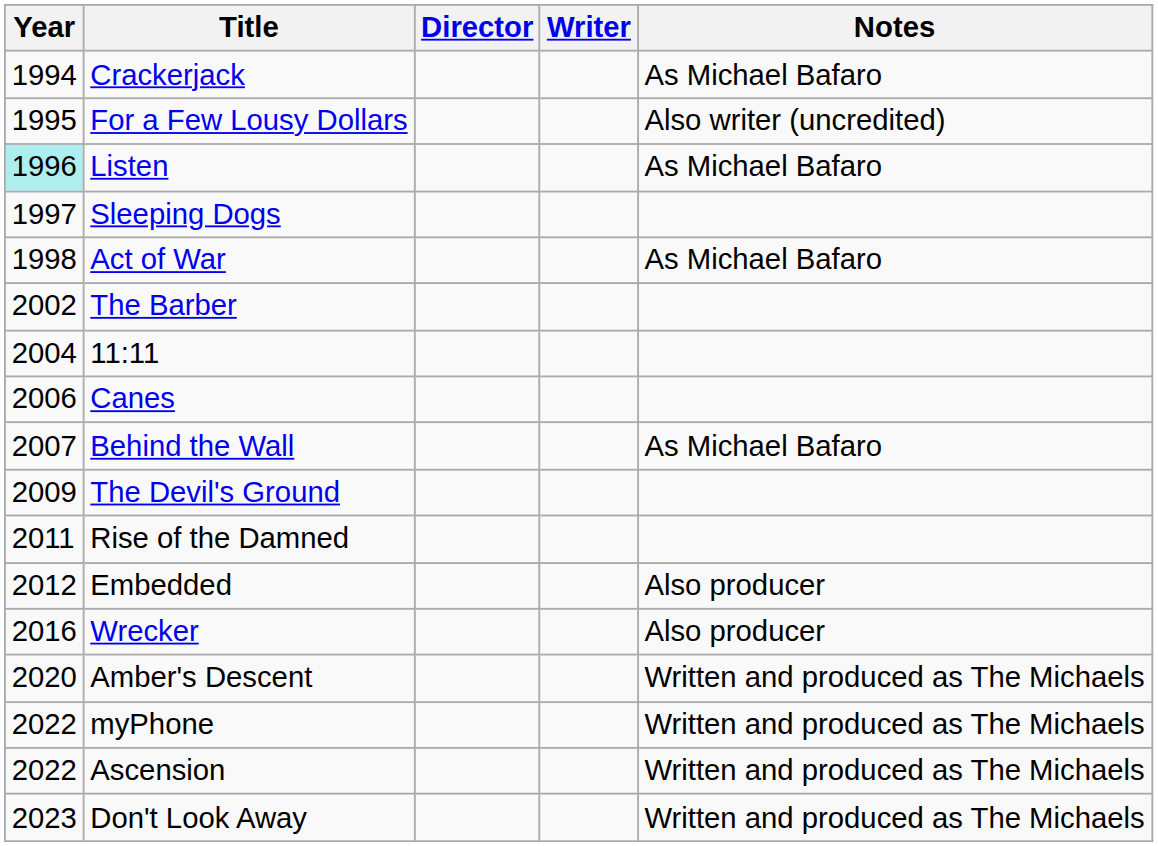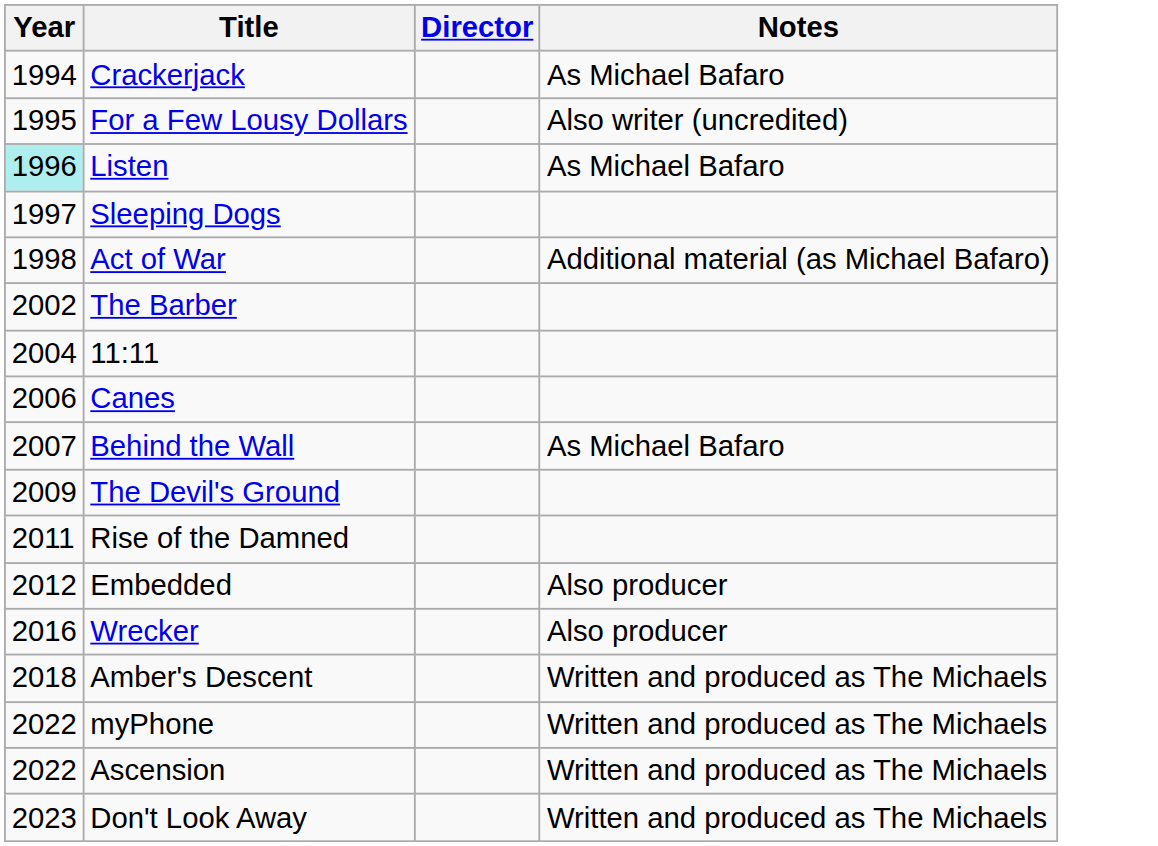- column: (589, 27)
(763, 259) As Michael Bafaro -> (798, 259) Additional material (as Michael Bafaro)
(44, 677) 2020 -> (44, 677) 2018
